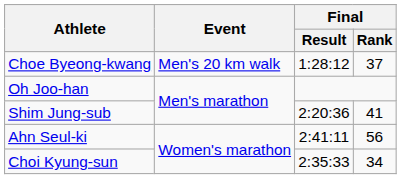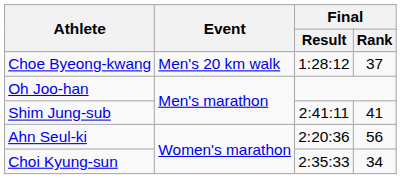(324, 113) 2:20:36 -> (324, 113) 2:41:11
(324, 137) 2:41:11 -> (324, 137) 2:20:36
